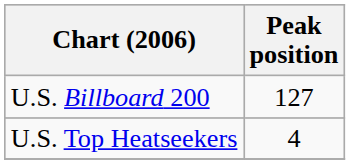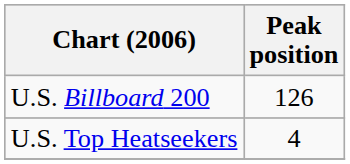(294, 96) 127 -> (294, 96) 126
